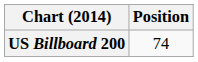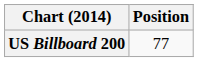(161, 43) 74 -> (161, 43) 77
